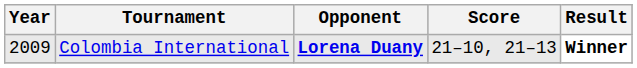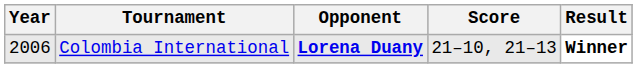(30, 48) 2009 -> (30, 48) 2006
